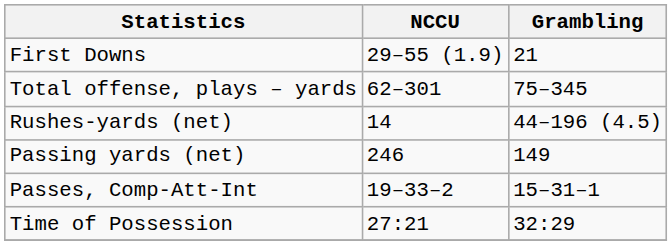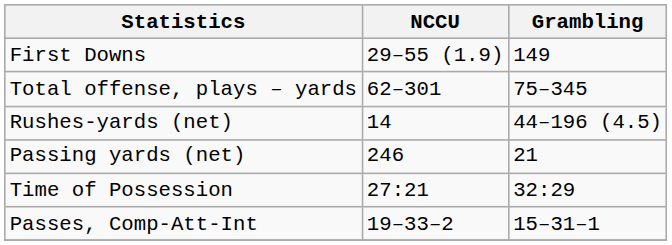(526, 55) 21 -> (532, 55) 149
(532, 156) 149 -> (526, 156) 21
rows swapped: (134, 190) <-> (121, 224)
